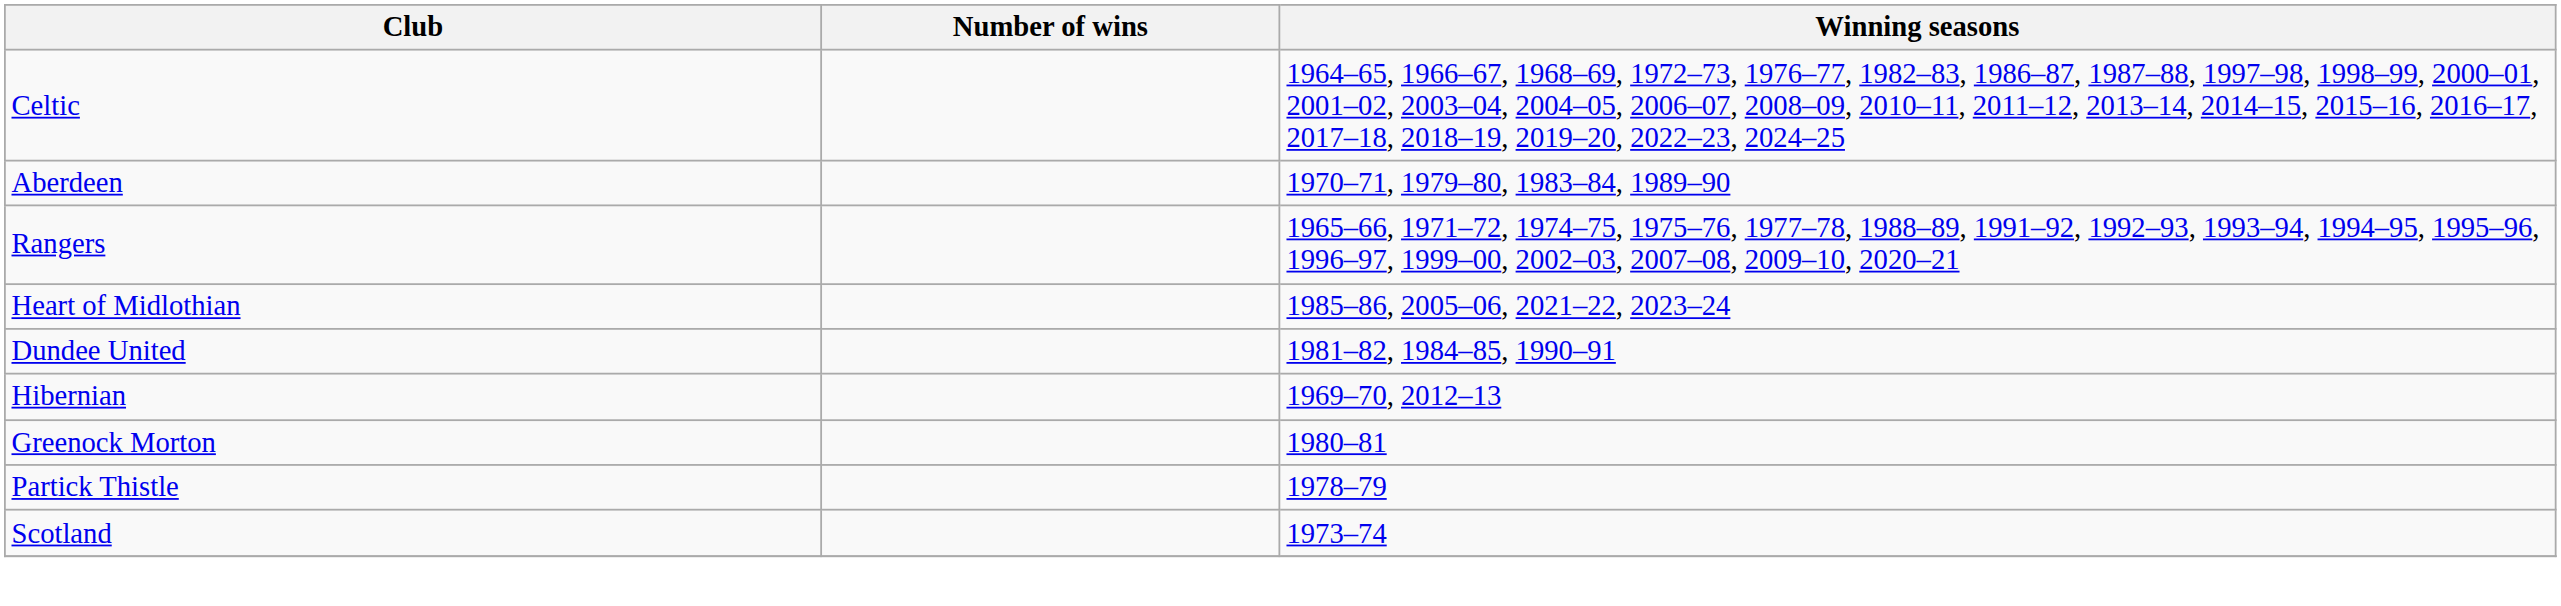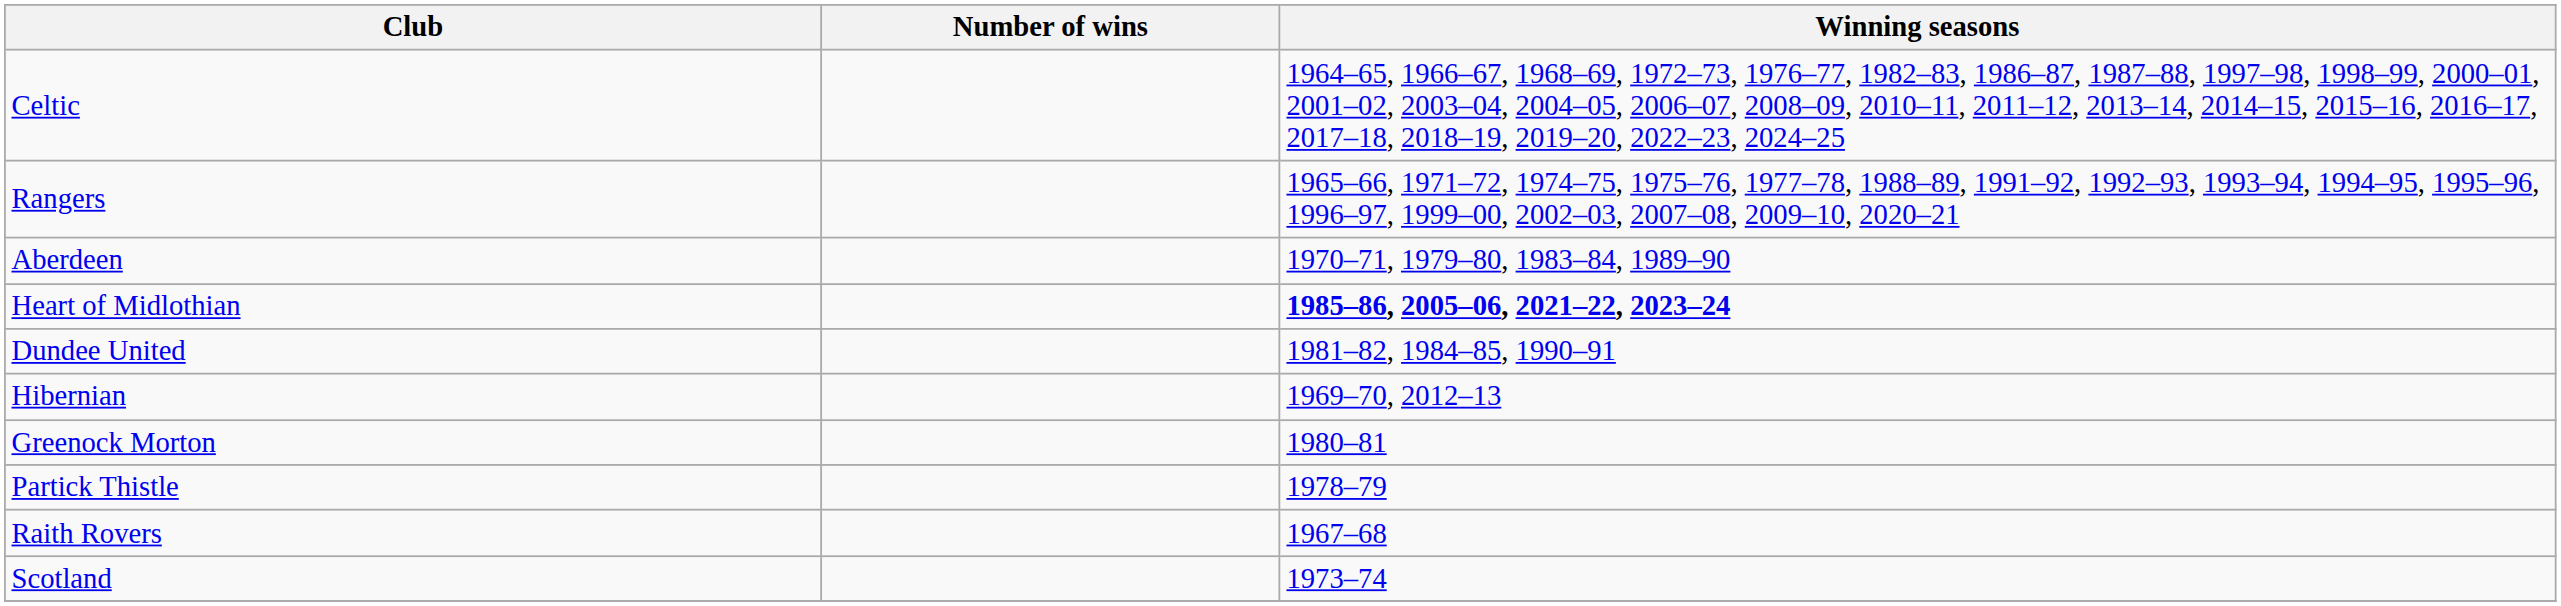rows swapped: (58, 244) <-> (67, 182)
(1508, 305) normal -> (1508, 305) bold
+ row: (87, 532)
